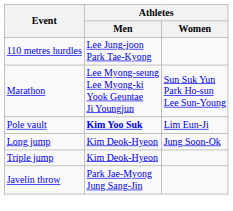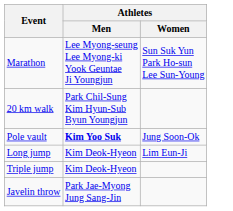- row: (44, 51)
+ row: (30, 109)
(186, 125) Lim Eun-Ji -> (171, 137) Jung Soon-Ok
(192, 141) Jung Soon-Ok -> (165, 153) Lim Eun-Ji
